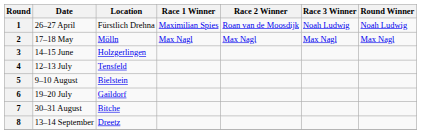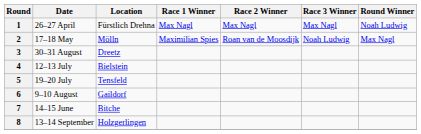(189, 24) Maximilian Spies -> (176, 24) Max Nagl
(261, 24) Roan van de Moosdijk -> (239, 24) Max Nagl
(326, 24) Noah Ludwig -> (320, 24) Max Nagl
(176, 38) Max Nagl -> (189, 38) Maximilian Spies
(239, 38) Max Nagl -> (261, 38) Roan van de Moosdijk
(320, 38) Max Nagl -> (326, 38) Noah Ludwig
(54, 52) 14–15 June -> (58, 52) 30–31 August
(122, 52) Holzgerlingen -> (109, 52) Dreetz
(112, 66) Tensfeld -> (113, 66) Bielstein
(56, 80) 9–10 August -> (53, 80) 19–20 July
(113, 80) Bielstein -> (112, 80) Tensfeld
(53, 94) 19–20 July -> (56, 94) 9–10 August
(58, 108) 30–31 August -> (54, 108) 14–15 June
(109, 122) Dreetz -> (122, 122) Holzgerlingen
